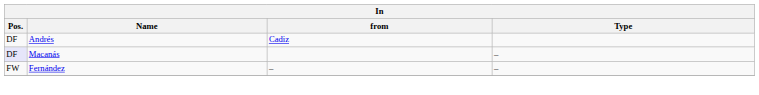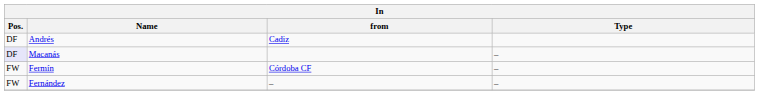+ row: (41, 69)
